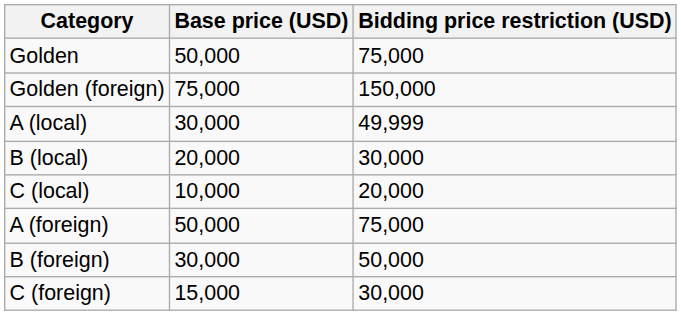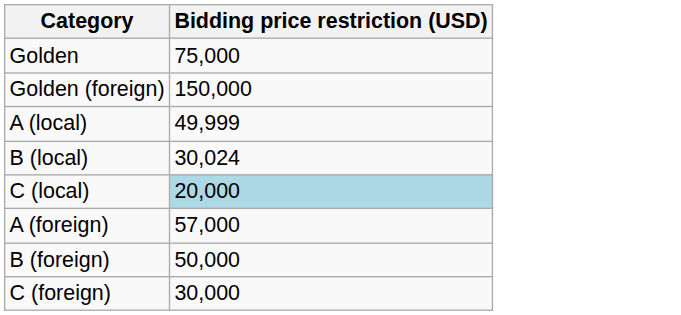- column: (261, 21)
(391, 157) 30,000 -> (207, 157) 30,024
(391, 191) no background -> (207, 191) lightblue background
(391, 225) 75,000 -> (207, 225) 57,000
